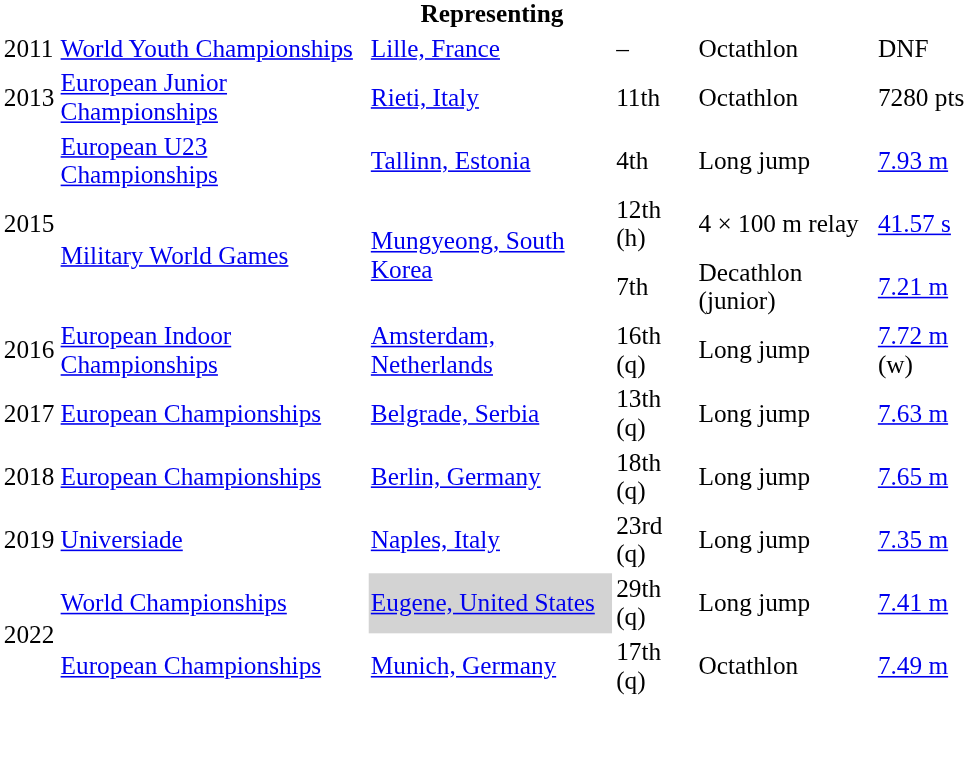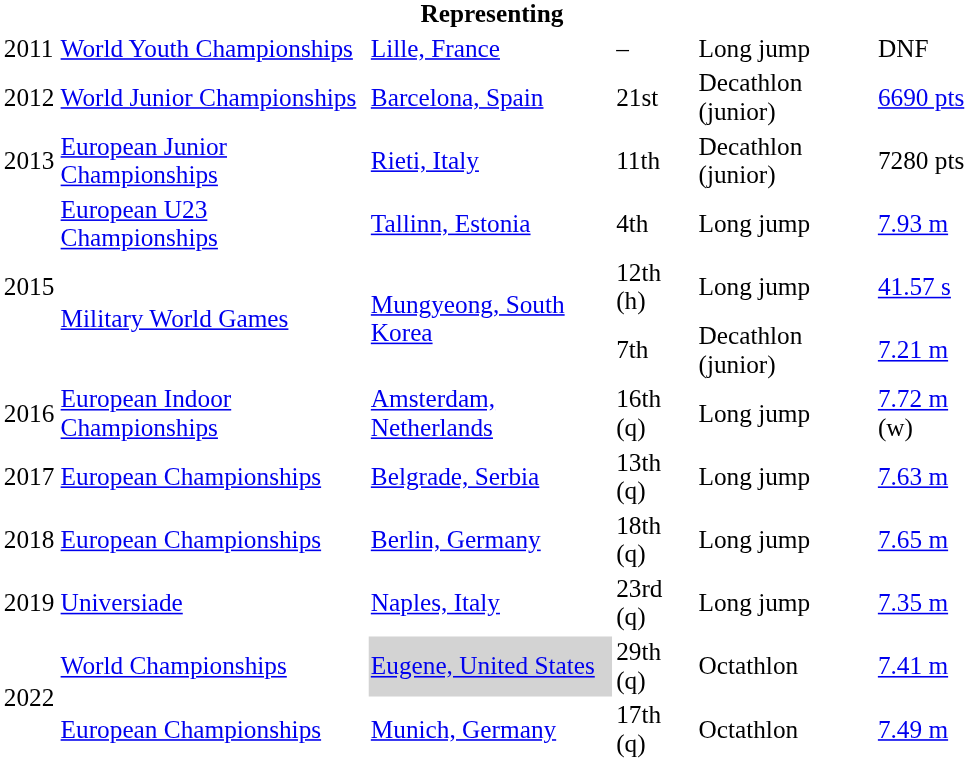(748, 48) Octathlon -> (754, 48) Long jump
+ row: (637, 97)
(748, 97) Octathlon -> (750, 160) Decathlon (junior)
(779, 223) 4 × 100 m relay -> (754, 287) Long jump
(754, 603) Long jump -> (748, 666) Octathlon
